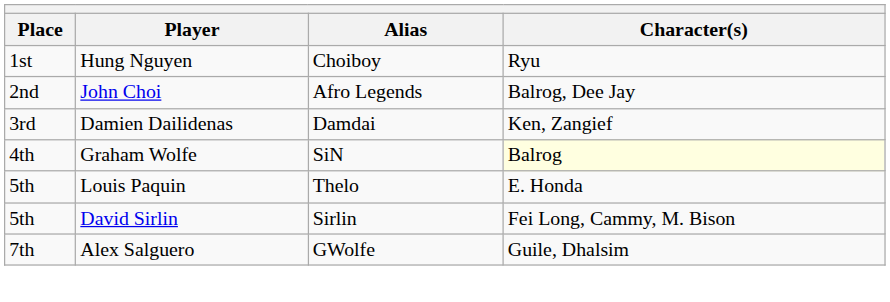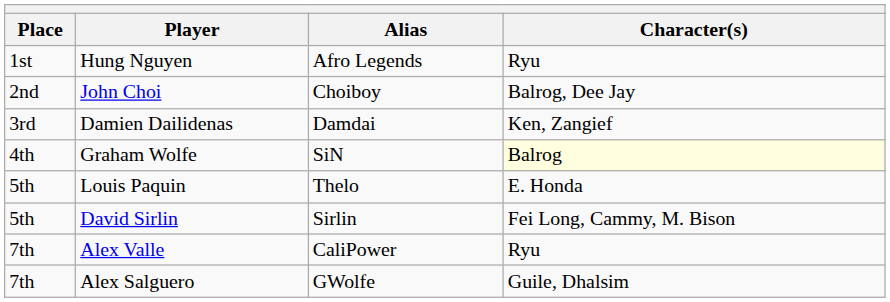(347, 60) Choiboy -> (368, 60) Afro Legends
(368, 92) Afro Legends -> (347, 92) Choiboy
+ row: (122, 249)
